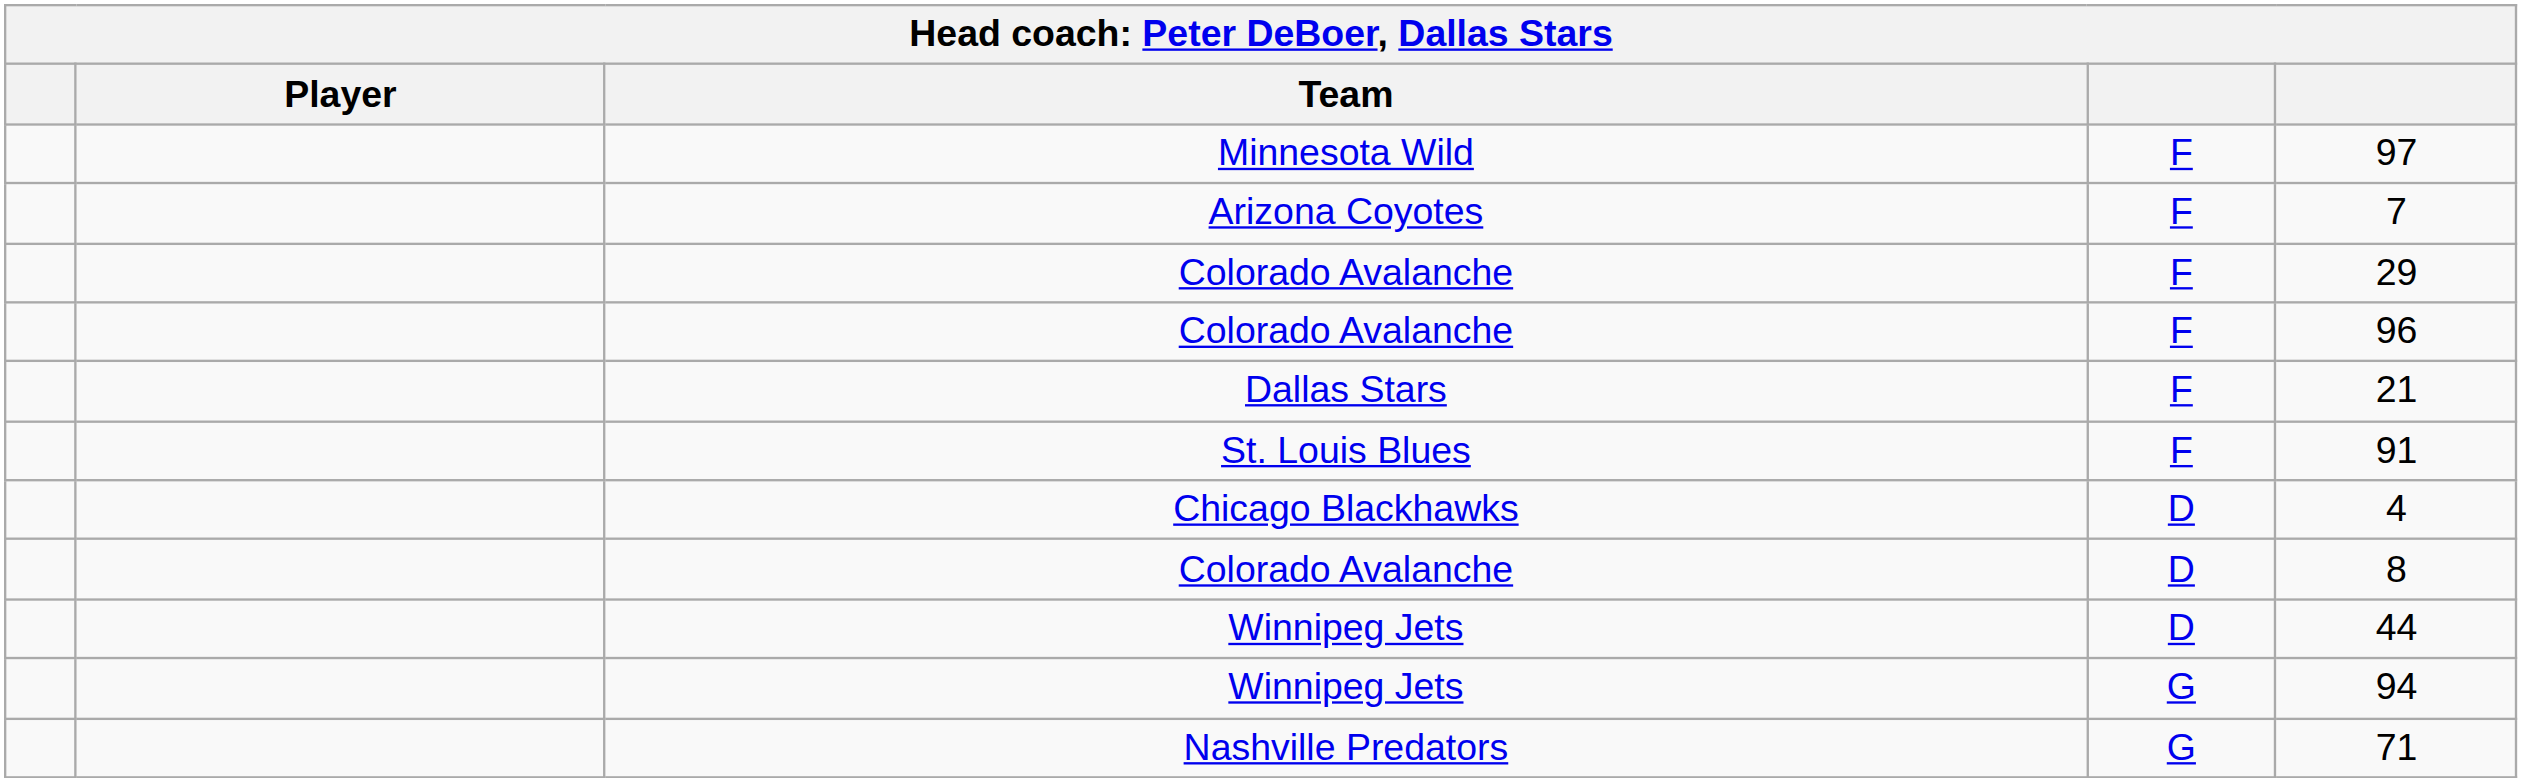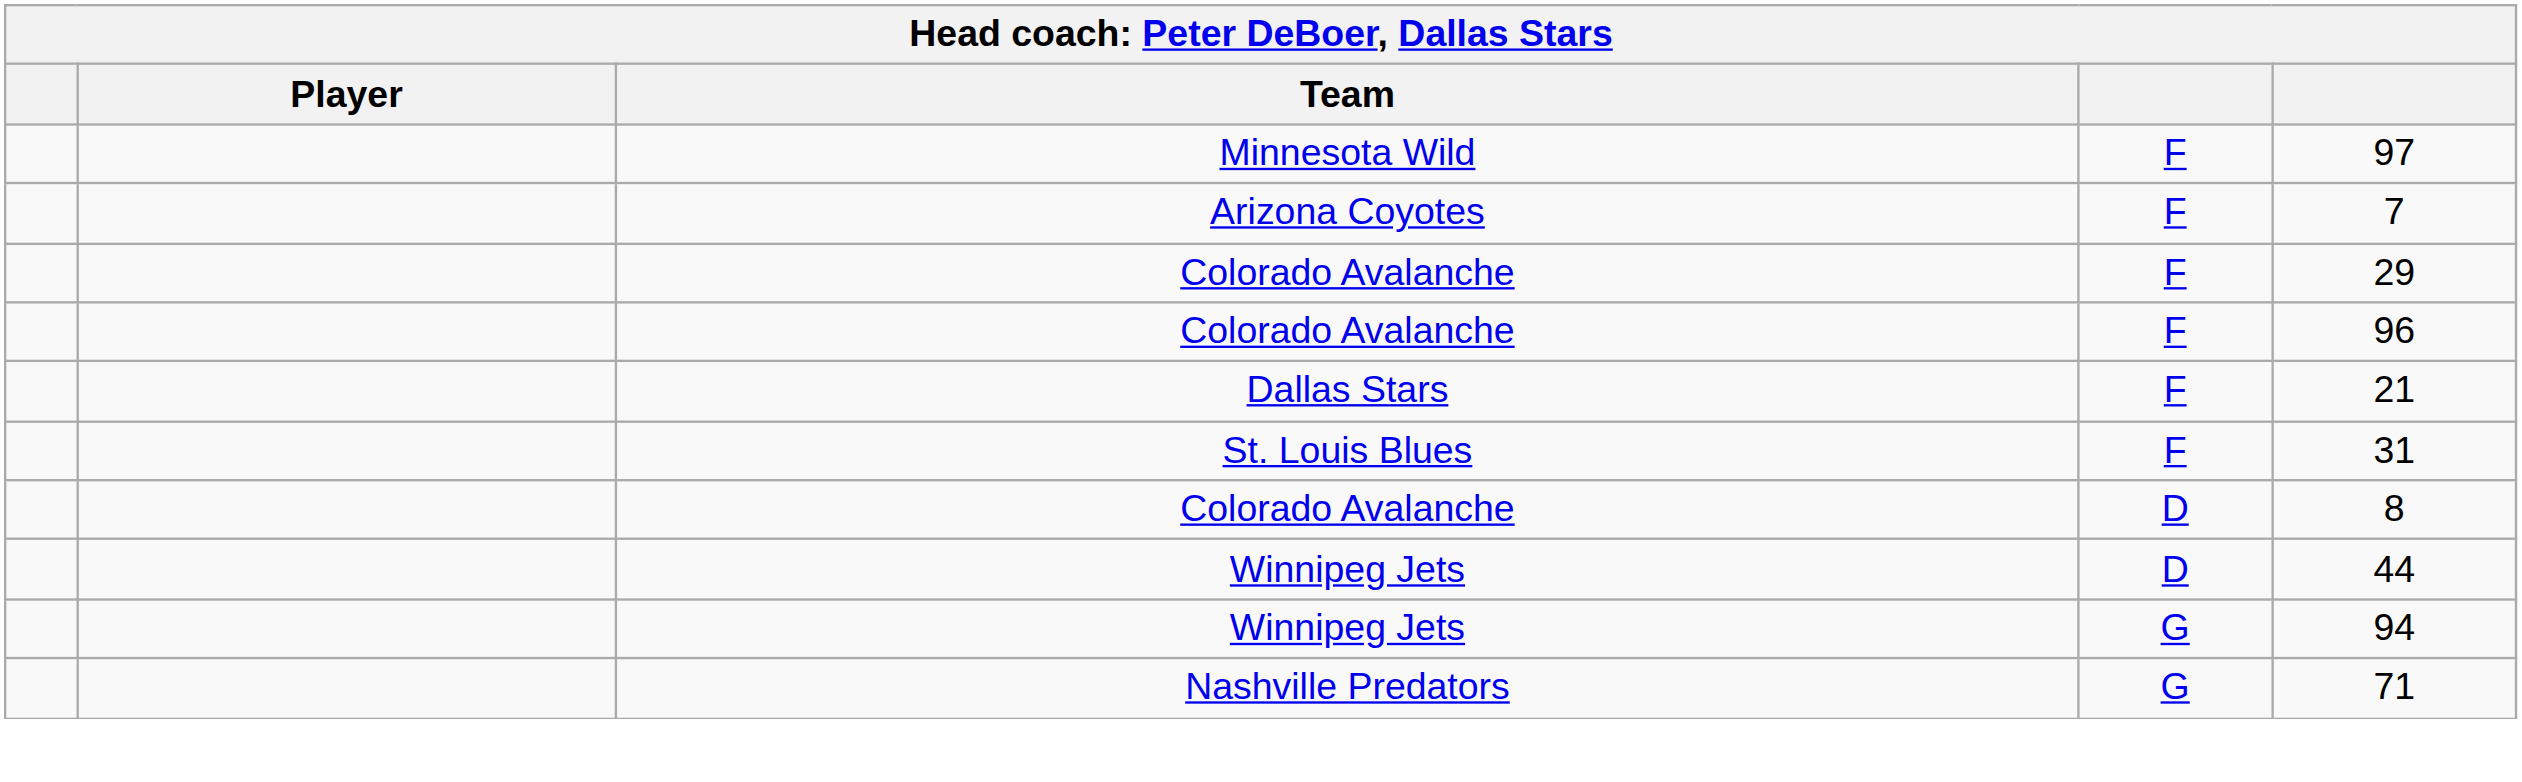(2396, 449) 91 -> (2394, 449) 31
- row: (1346, 509)
